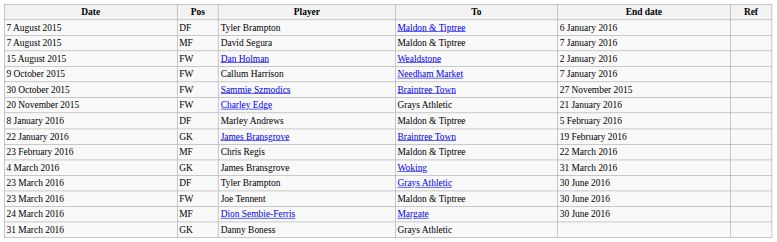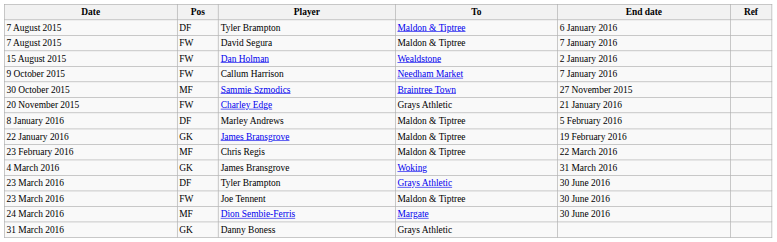(186, 43) MF -> (186, 43) FW
(186, 90) FW -> (186, 90) MF
(427, 136) Braintree Town -> (431, 136) Maldon & Tiptree
